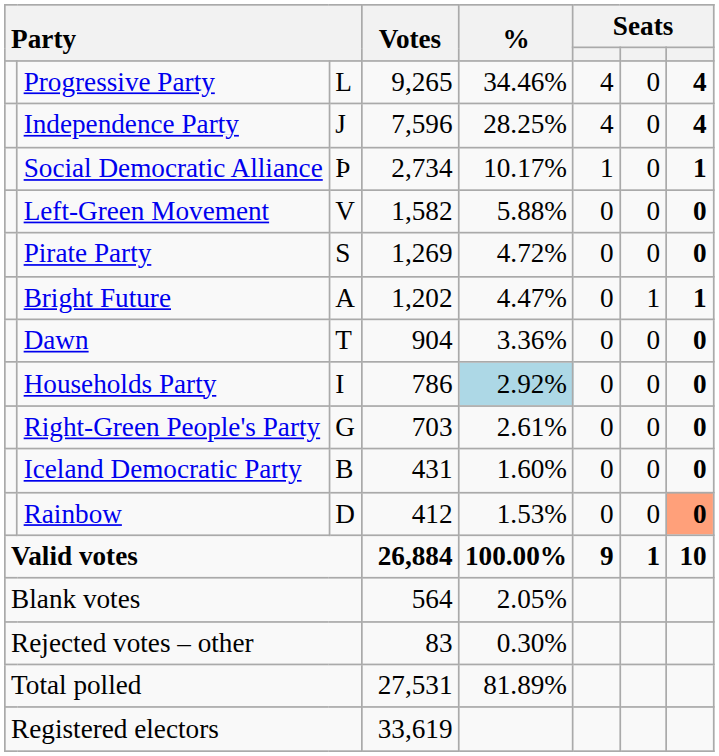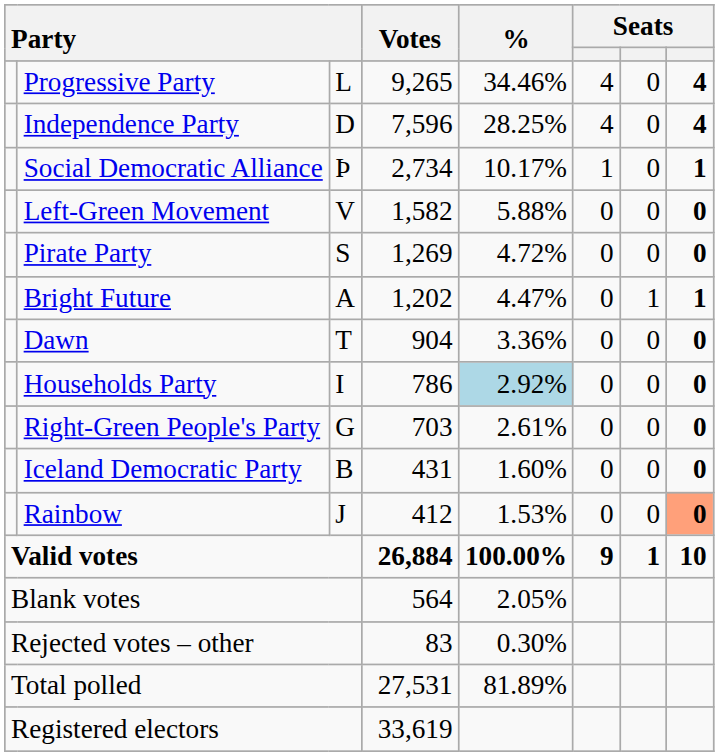(341, 124) J -> (345, 124) D
(345, 513) D -> (341, 513) J
